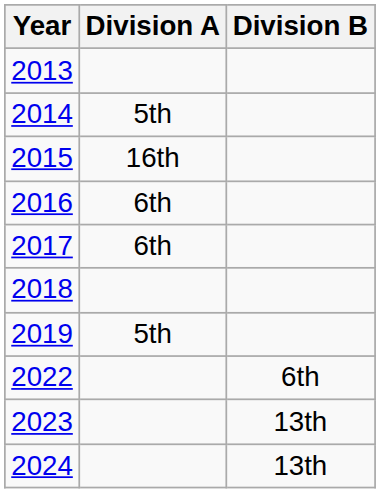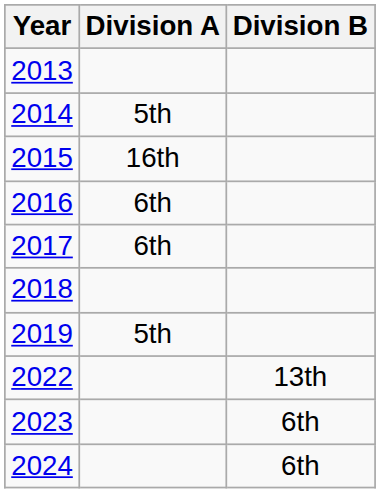(300, 377) 6th -> (300, 377) 13th
(300, 421) 13th -> (300, 421) 6th
(300, 465) 13th -> (300, 465) 6th
